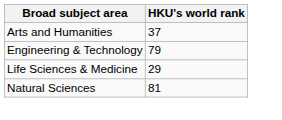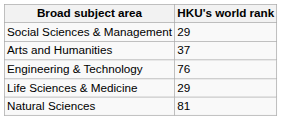+ row: (90, 32)
(154, 50) 79 -> (184, 69) 76
